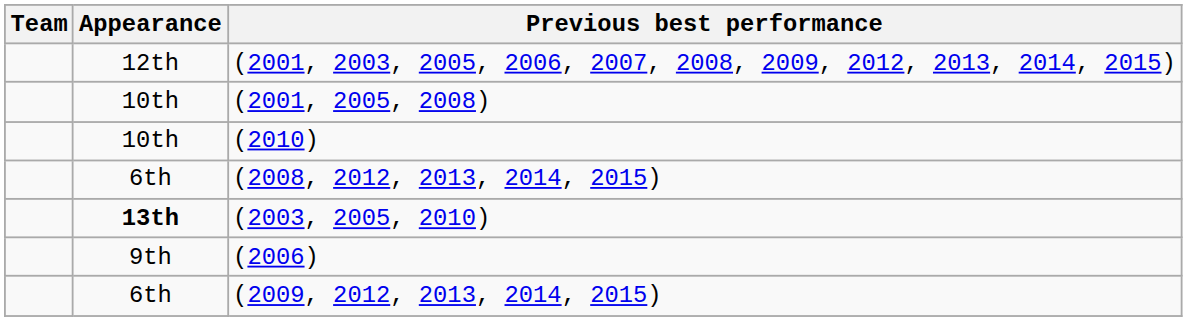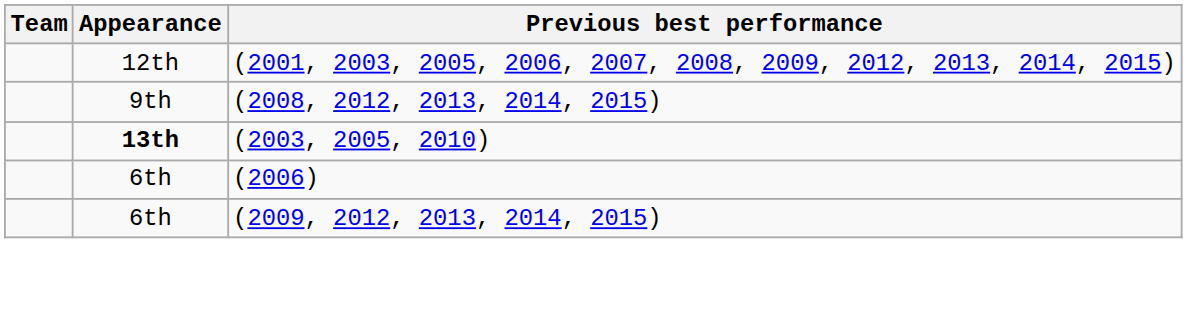- row: (362, 102)
- row: (276, 141)
(150, 179) 6th -> (150, 102) 9th
(150, 257) 9th -> (150, 179) 6th
